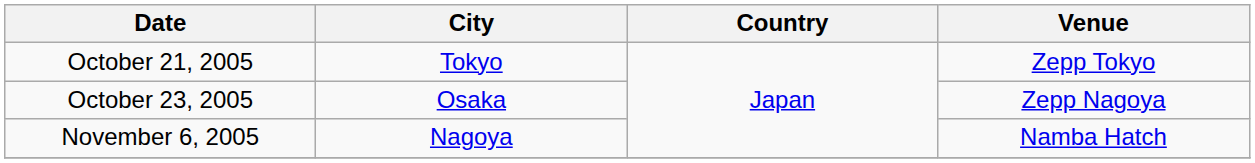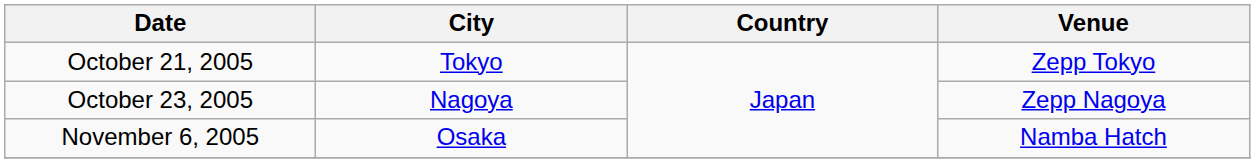(471, 99) Osaka -> (471, 99) Nagoya
(471, 137) Nagoya -> (471, 137) Osaka
